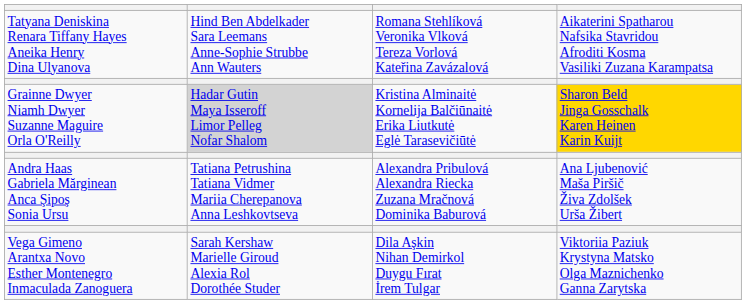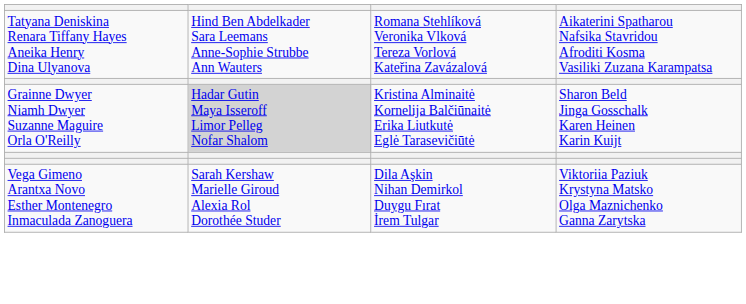(604, 118) gold background -> (603, 118) no background
- row: (62, 191)
